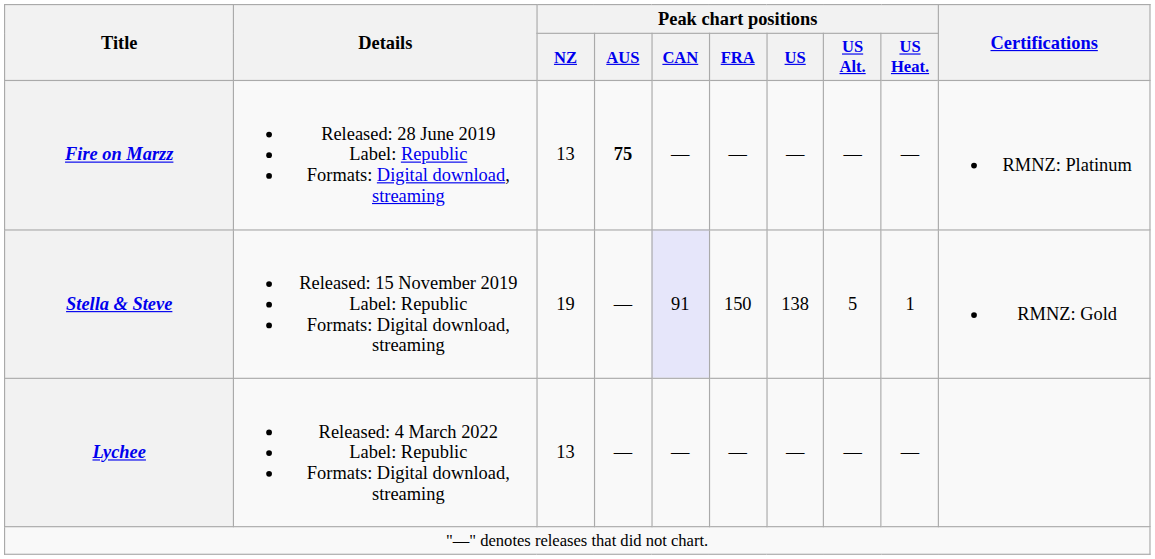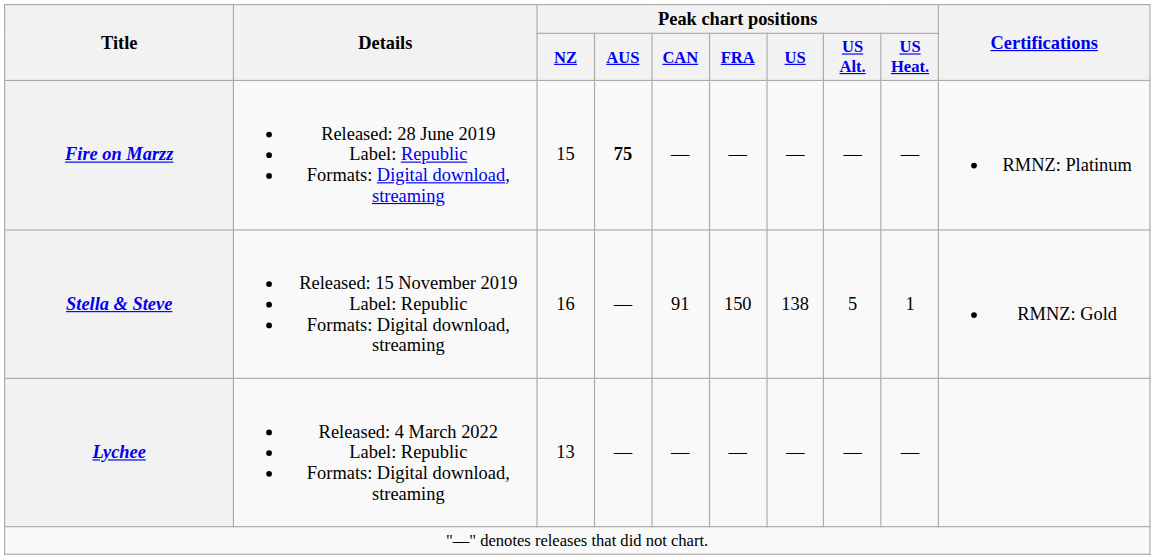(565, 154) 13 -> (565, 154) 15
(565, 303) 19 -> (565, 303) 16
(680, 303) lavender background -> (680, 303) no background
